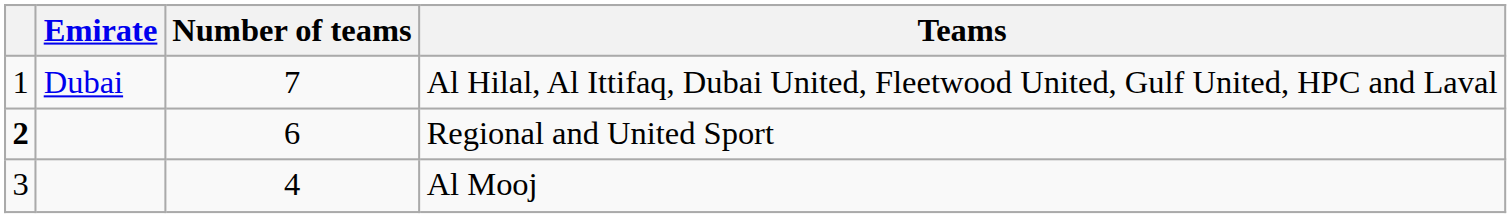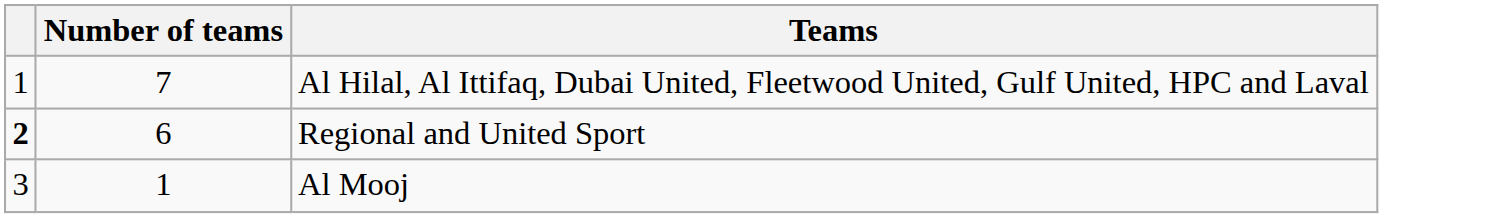- column: (101, 30)
(292, 184) 4 -> (163, 184) 1
